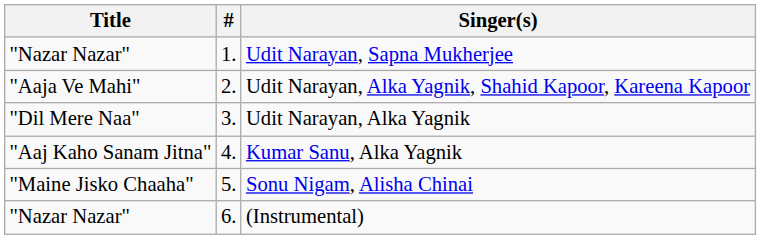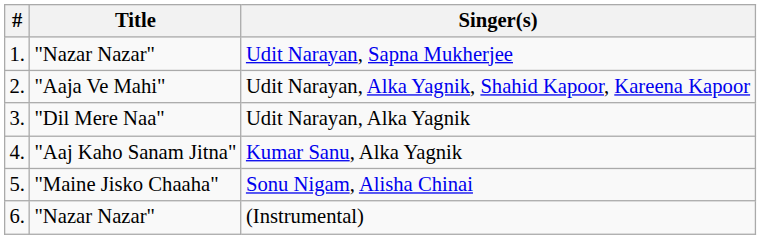columns swapped: (229, 20) <-> (110, 20)
